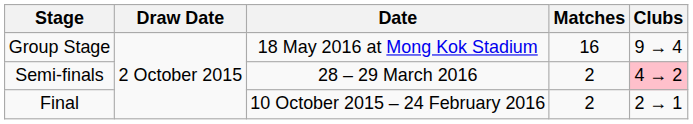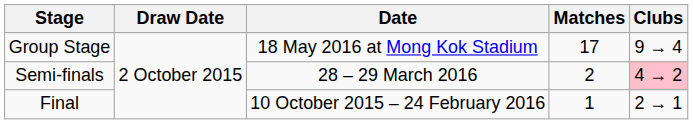(589, 47) 16 -> (589, 47) 17
(589, 103) 2 -> (589, 103) 1
